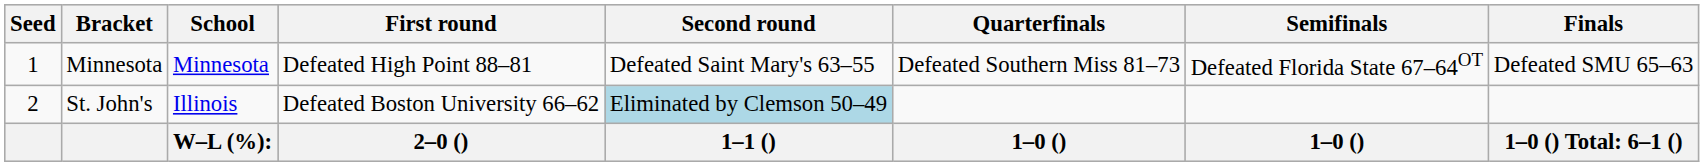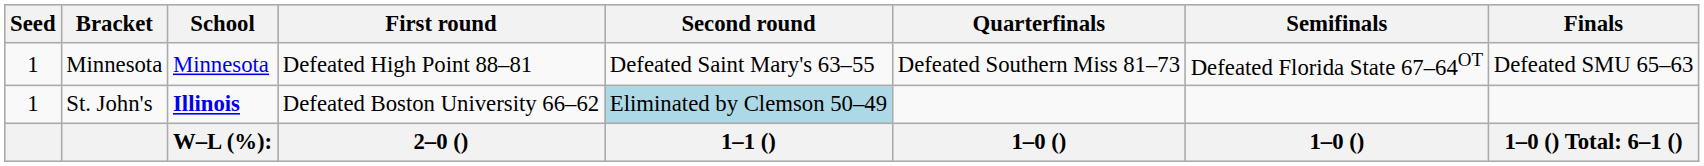(33, 104) 2 -> (33, 104) 1
(205, 104) normal -> (206, 104) bold
